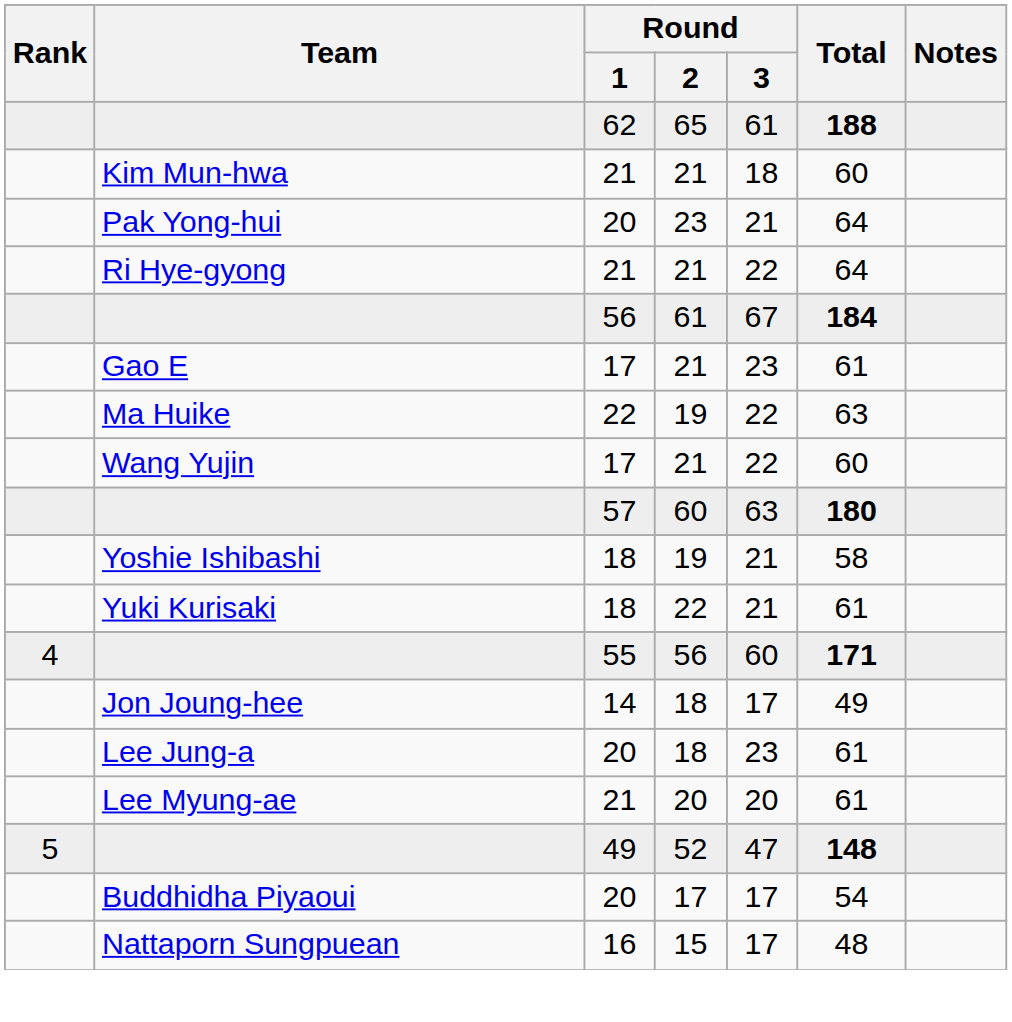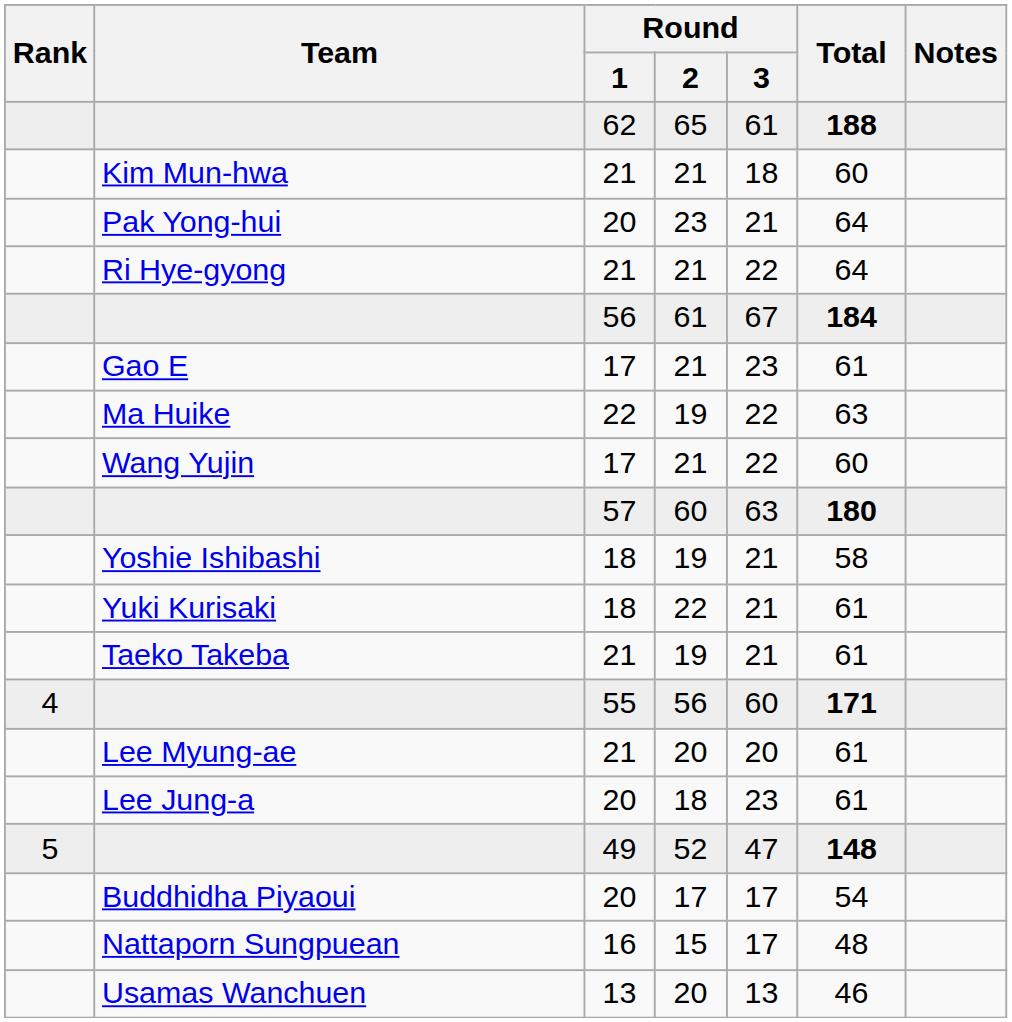+ row: (195, 655)
- row: (203, 703)
rows swapped: (178, 751) <-> (199, 800)
+ row: (234, 992)
